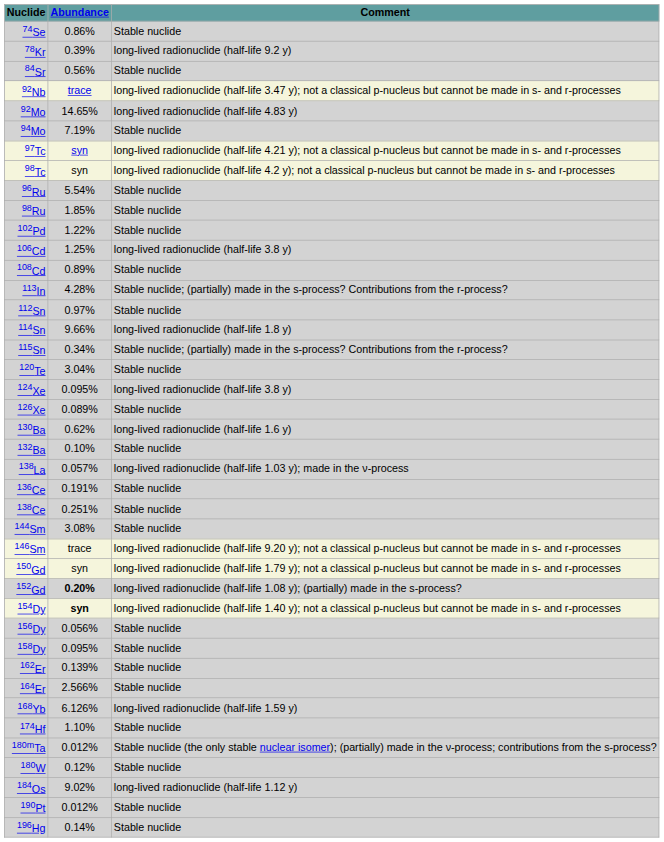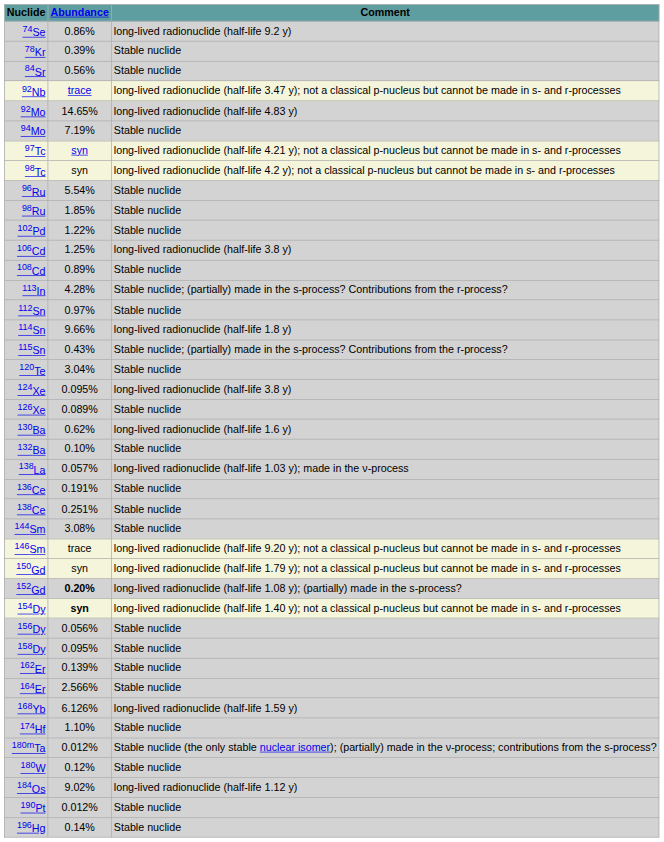(147, 31) Stable nuclide -> (203, 31) long-lived radionuclide (half-life 9.2 y)
(203, 51) long-lived radionuclide (half-life 9.2 y) -> (147, 51) Stable nuclide
(80, 349) 0.34% -> (80, 349) 0.43%
